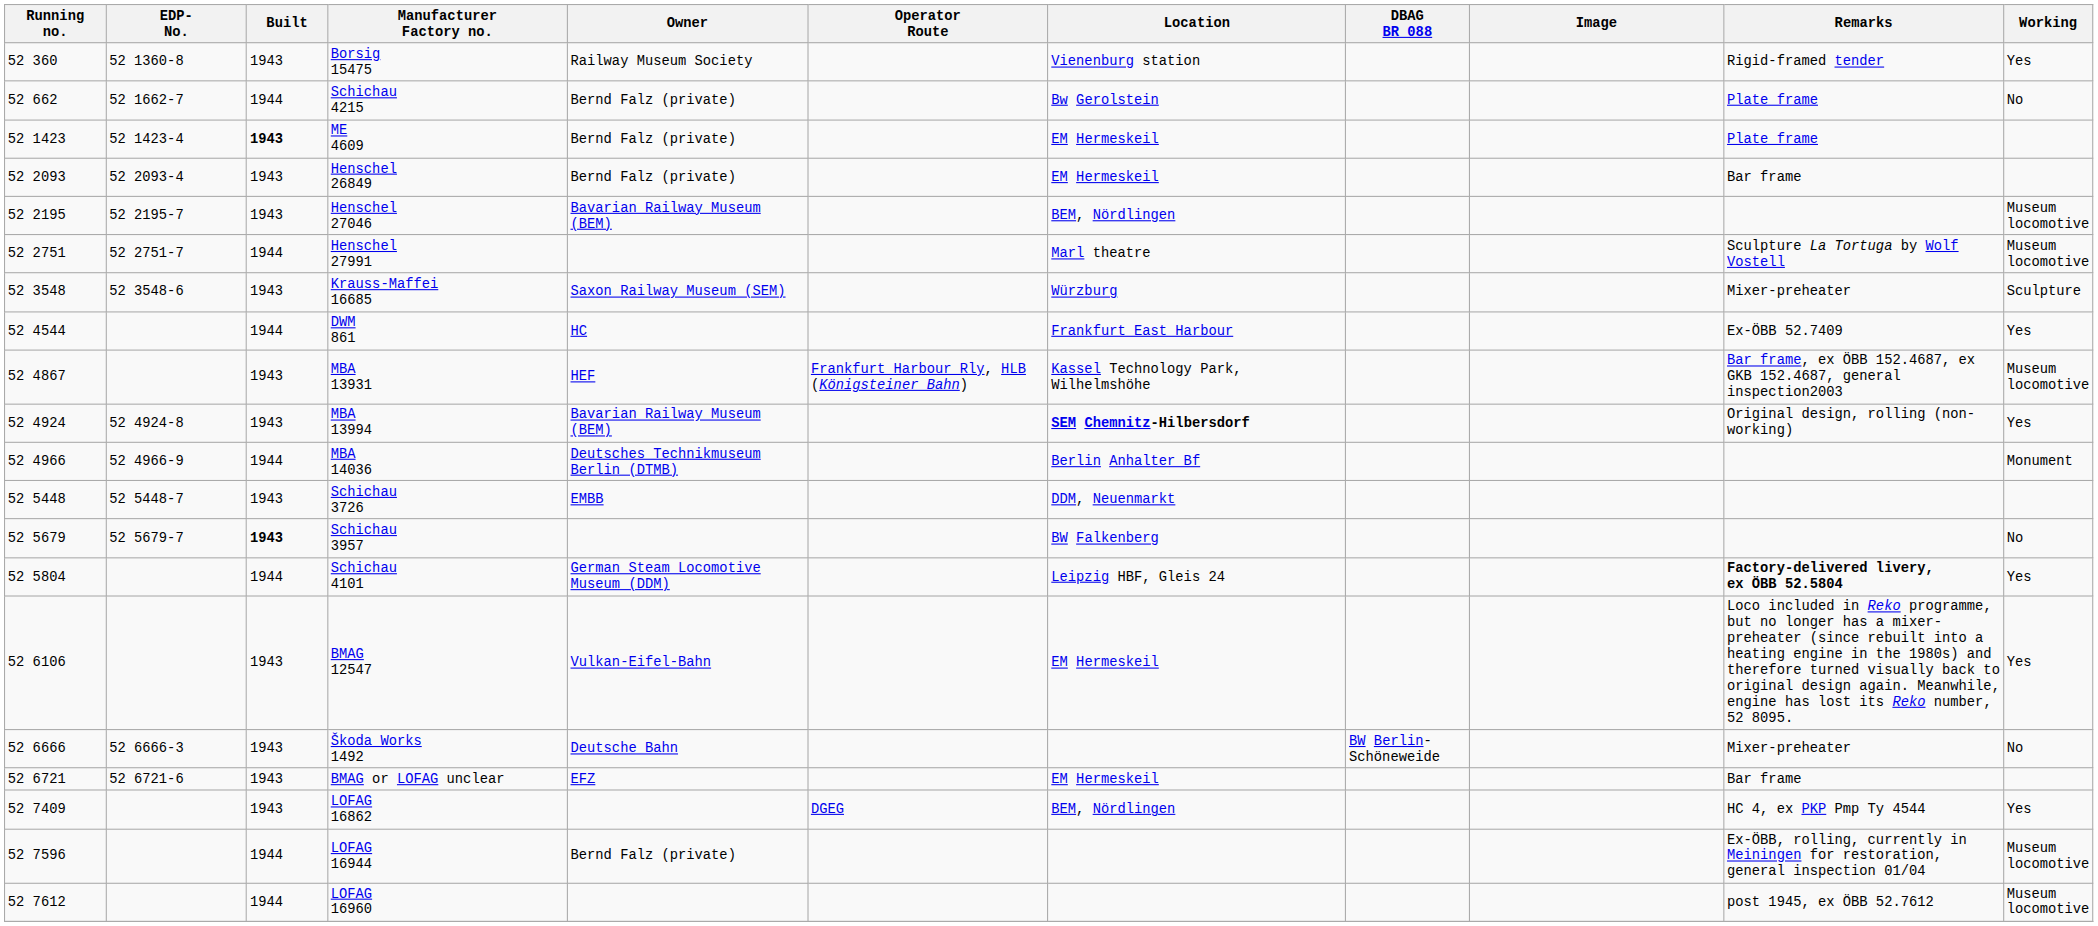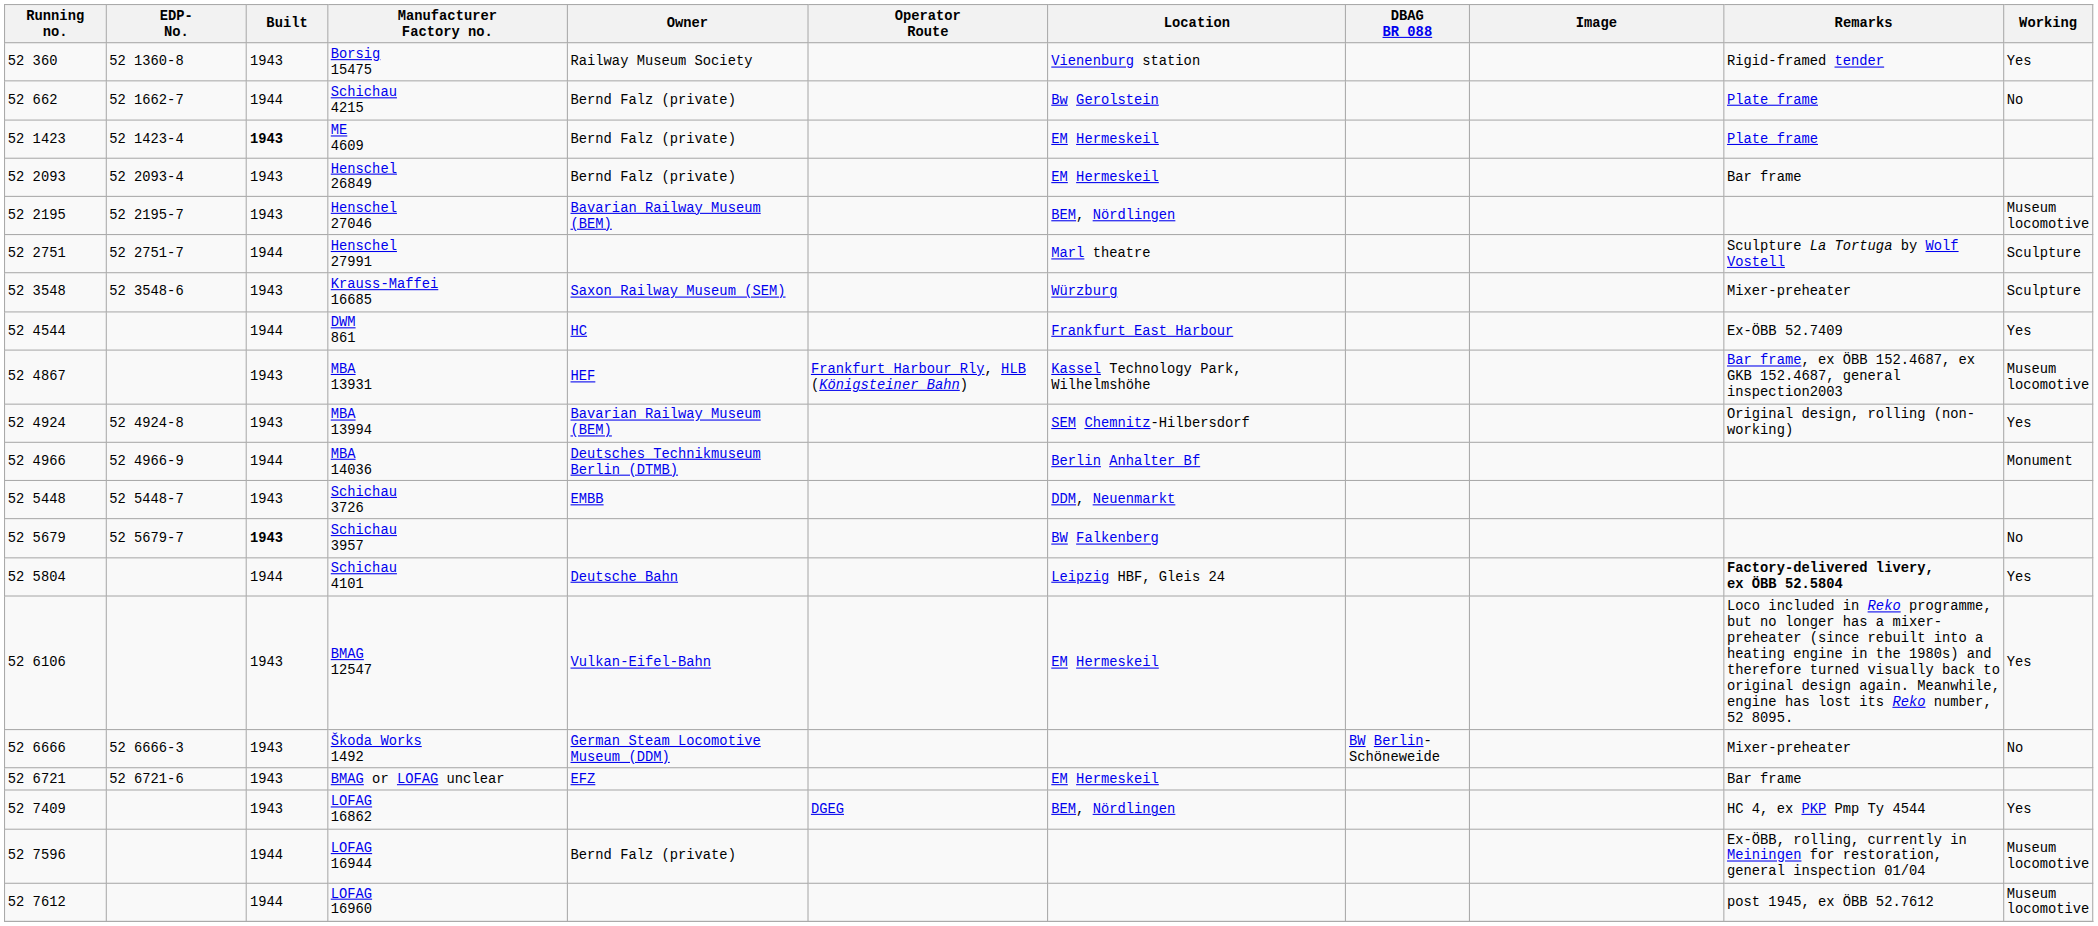(2048, 254) Museum locomotive -> (2044, 254) Sculpture
(1151, 423) bold -> (1151, 423) normal
(666, 577) German Steam Locomotive Museum (DDM) -> (624, 577) Deutsche Bahn
(624, 749) Deutsche Bahn -> (666, 749) German Steam Locomotive Museum (DDM)
